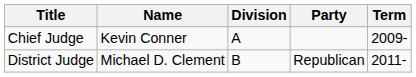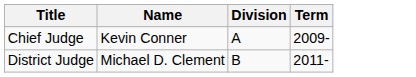- column: (329, 15)
